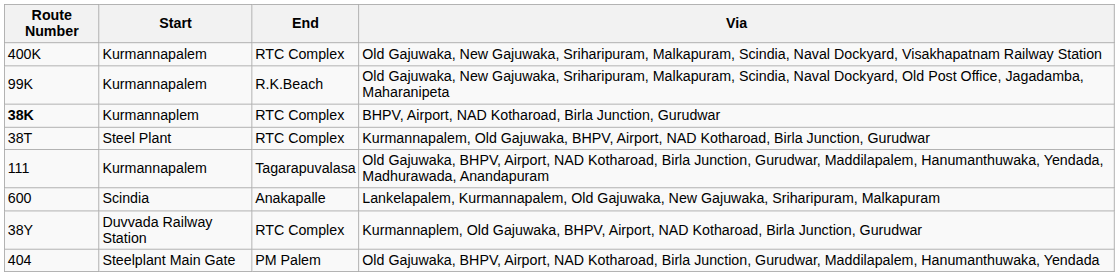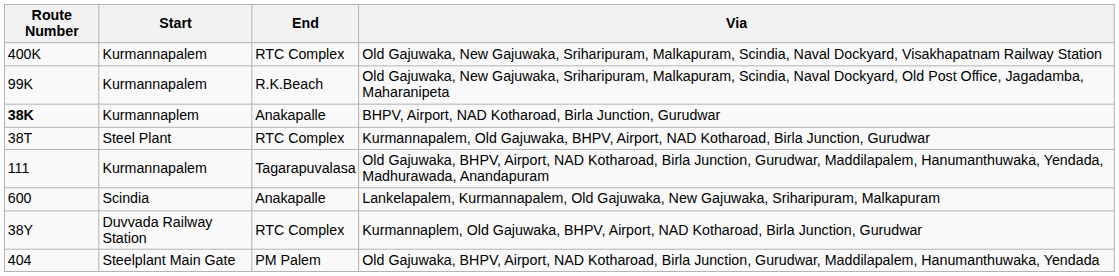(300, 115) RTC Complex -> (290, 115) Anakapalle
